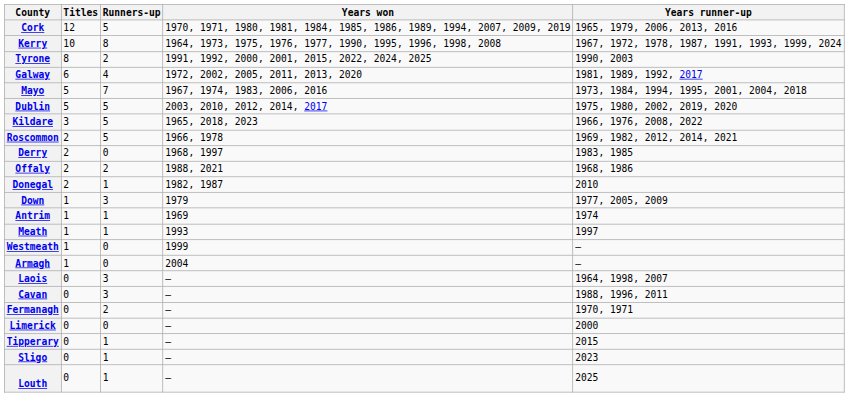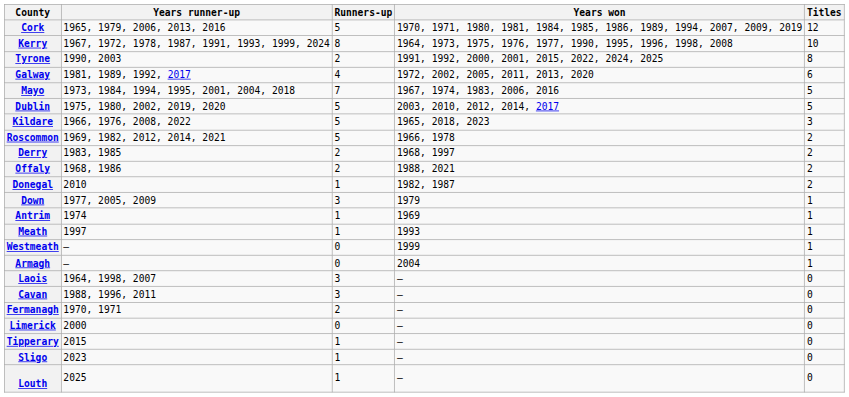columns swapped: (81, 12) <-> (708, 12)
(106, 153) 0 -> (337, 153) 2
